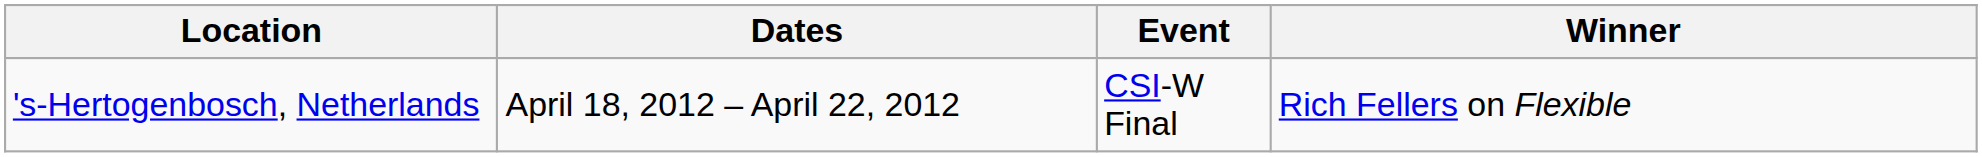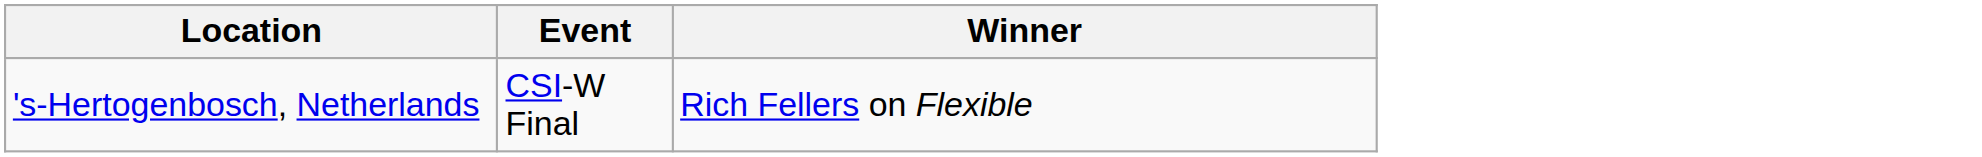- column: (797, 31)
